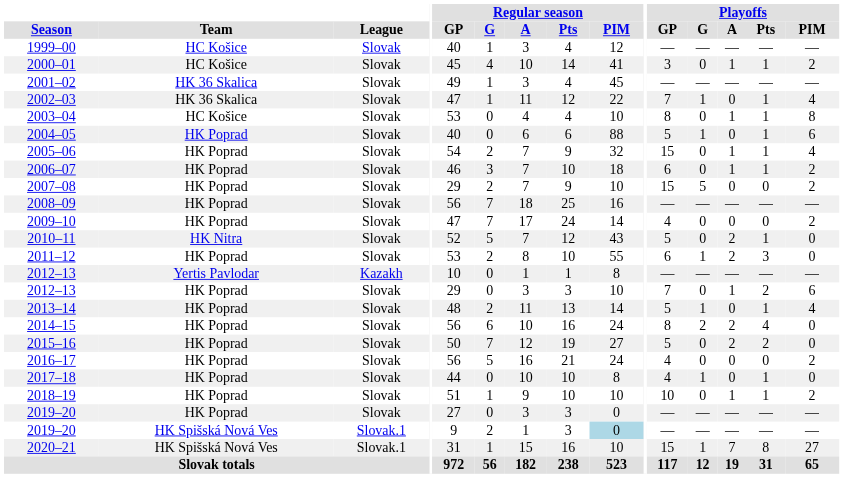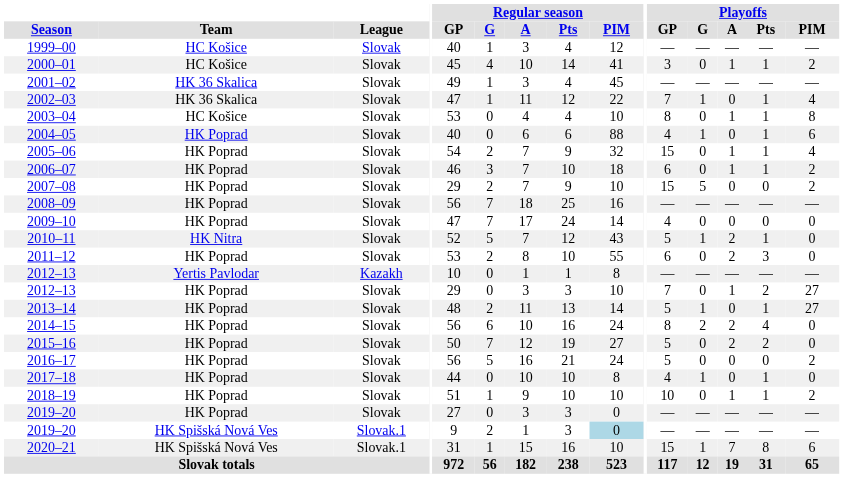(667, 134) 5 -> (667, 134) 4
(812, 221) 2 -> (812, 221) 0
(703, 238) 0 -> (703, 238) 1
(703, 256) 1 -> (703, 256) 0
(812, 291) 6 -> (812, 291) 27
(812, 308) 4 -> (812, 308) 27
(667, 360) 4 -> (667, 360) 5
(812, 447) 27 -> (812, 447) 6
